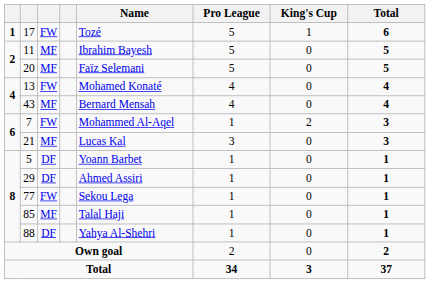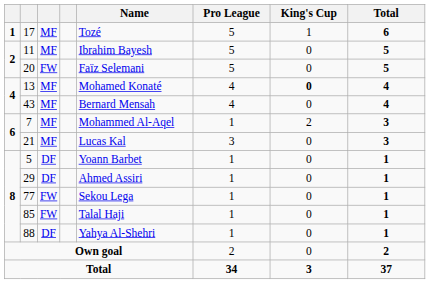(49, 31) FW -> (49, 31) MF
(49, 68) MF -> (49, 68) FW
(49, 86) FW -> (49, 86) MF
(309, 86) normal -> (309, 86) bold
(49, 123) FW -> (49, 123) MF
(49, 214) MF -> (49, 214) FW
